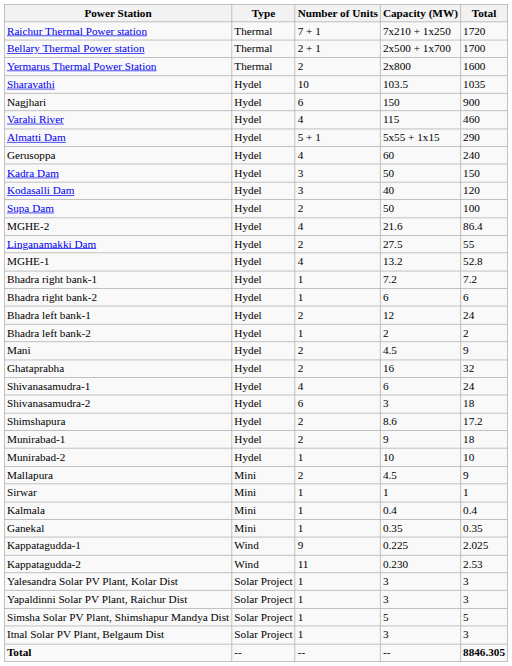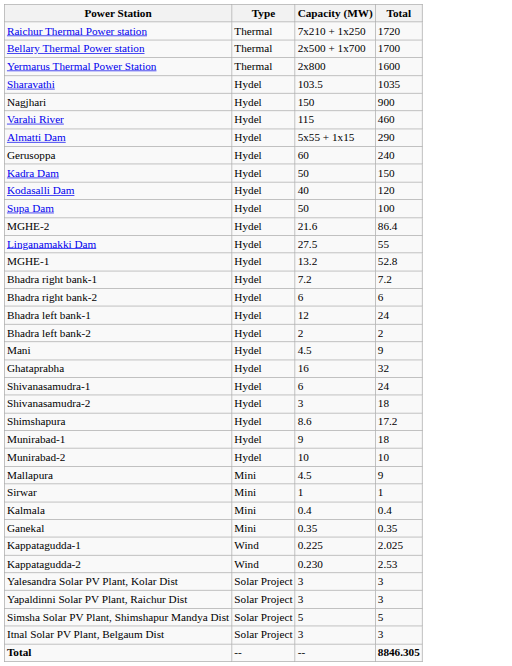- column: (338, 13)
